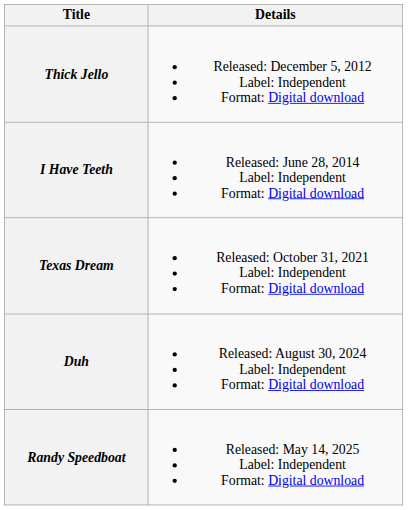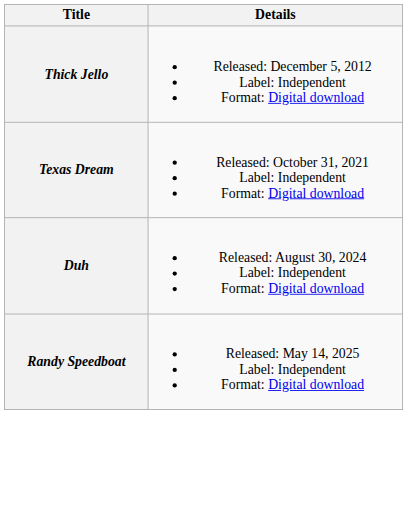- row: (76, 169)
